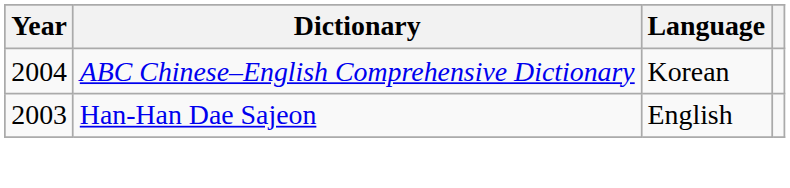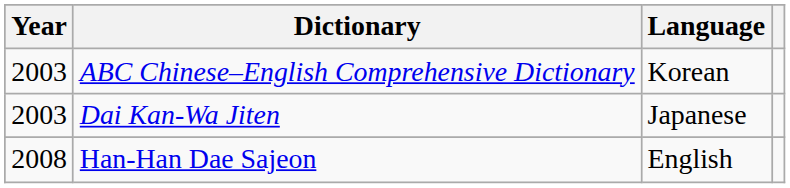(39, 70) 2004 -> (39, 70) 2003
+ row: (180, 114)
(39, 114) 2003 -> (39, 159) 2008
